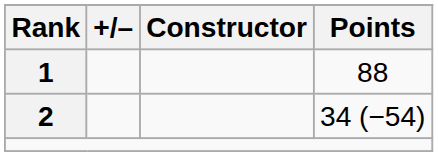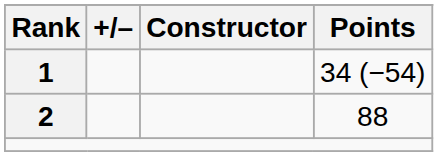(373, 72) 88 -> (373, 72) 34 (−54)
(373, 116) 34 (−54) -> (373, 116) 88
